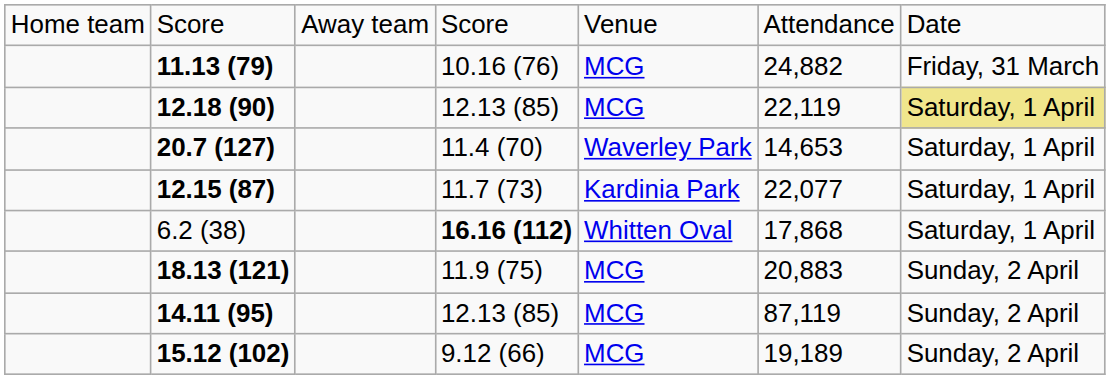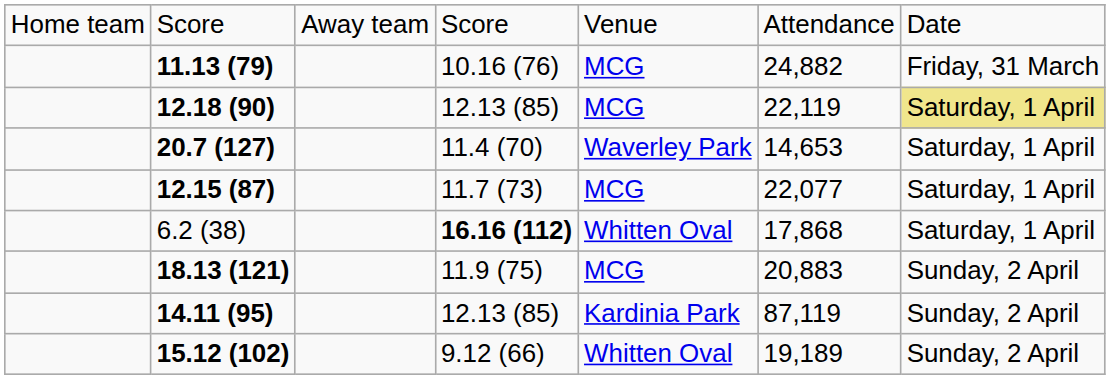(662, 189) Kardinia Park -> (614, 189) MCG
(614, 312) MCG -> (662, 312) Kardinia Park
(614, 353) MCG -> (658, 353) Whitten Oval
